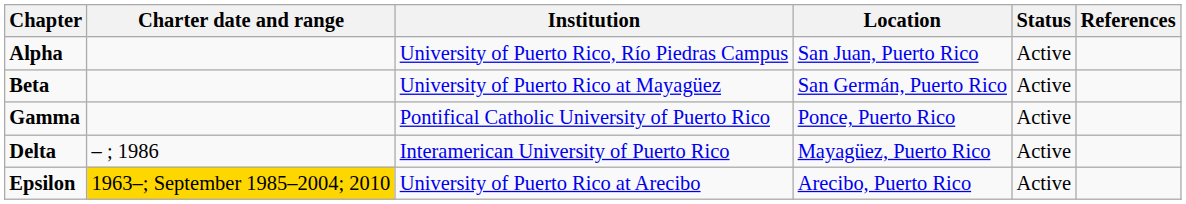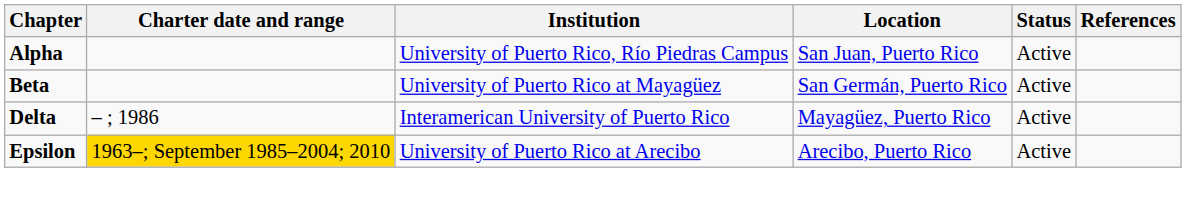- row: (45, 118)
